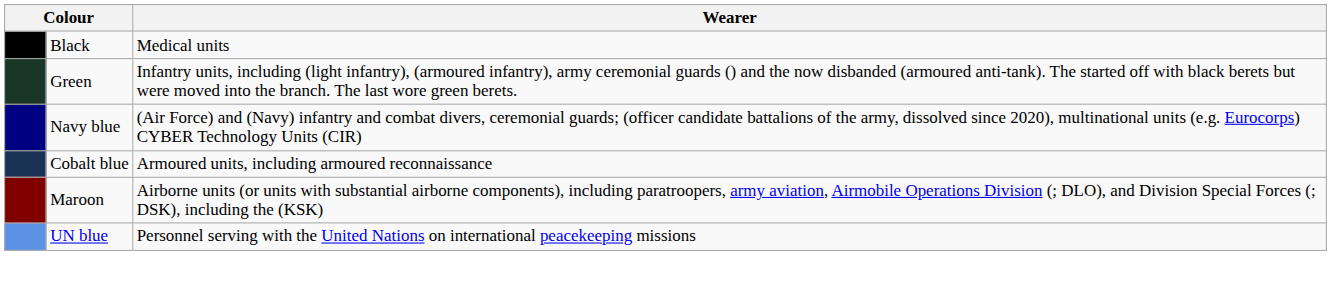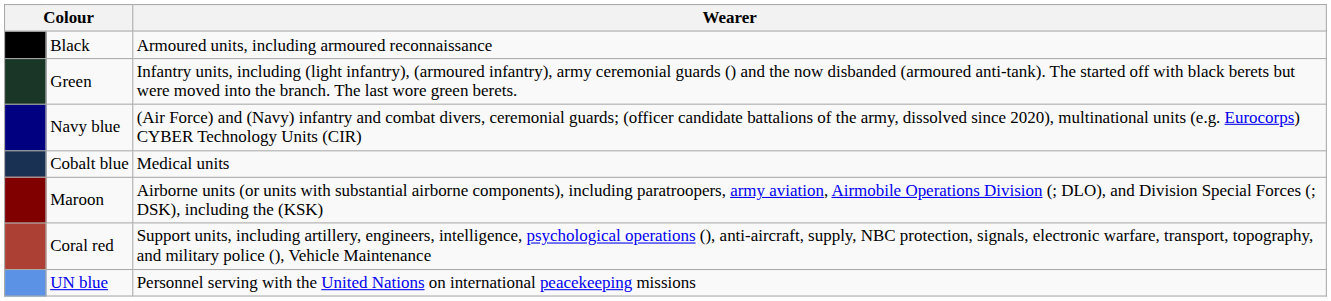(183, 44) Medical units -> (314, 44) Armoured units, including armoured reconnaissance
(314, 163) Armoured units, including armoured reconnaissance -> (183, 163) Medical units
+ row: (82, 246)
